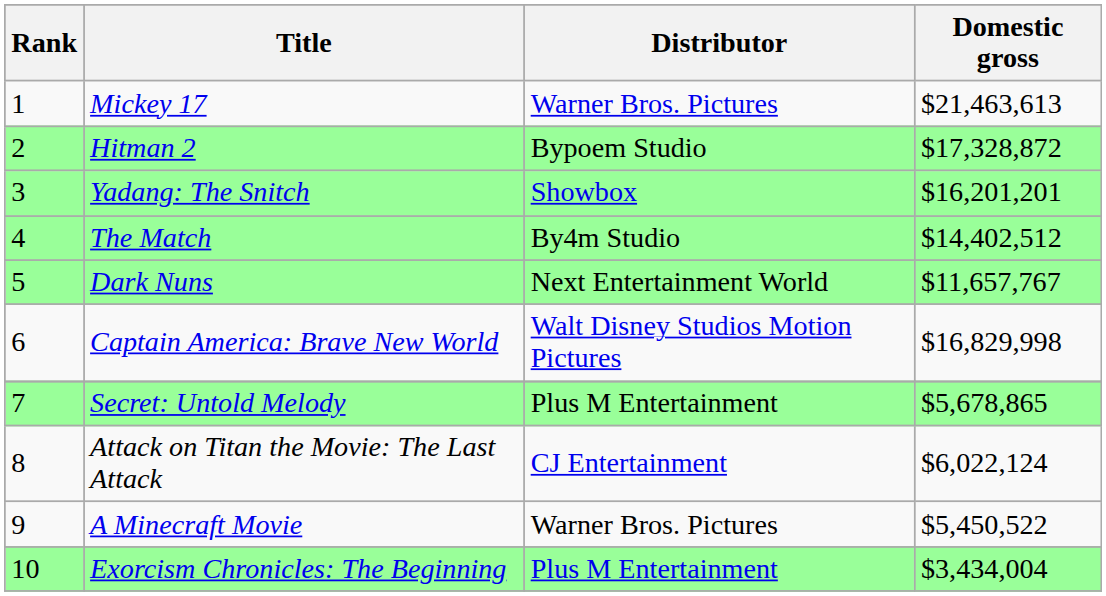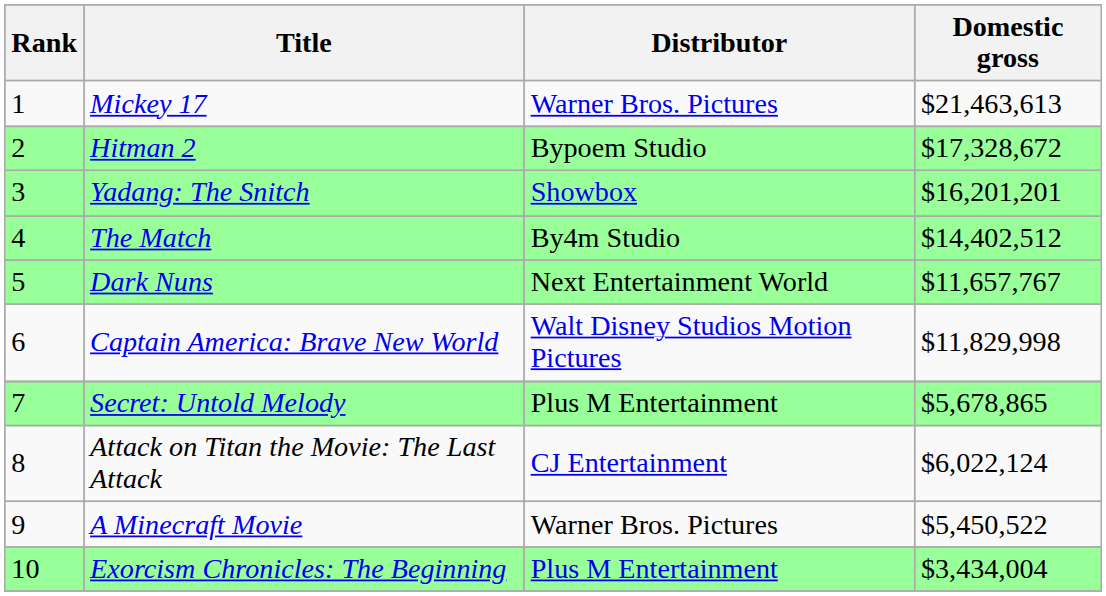(991, 147) $17,328,872 -> (991, 147) $17,328,672
(991, 342) $16,829,998 -> (991, 342) $11,829,998
